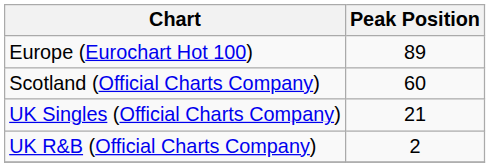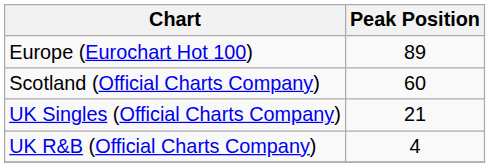(415, 146) 2 -> (415, 146) 4
